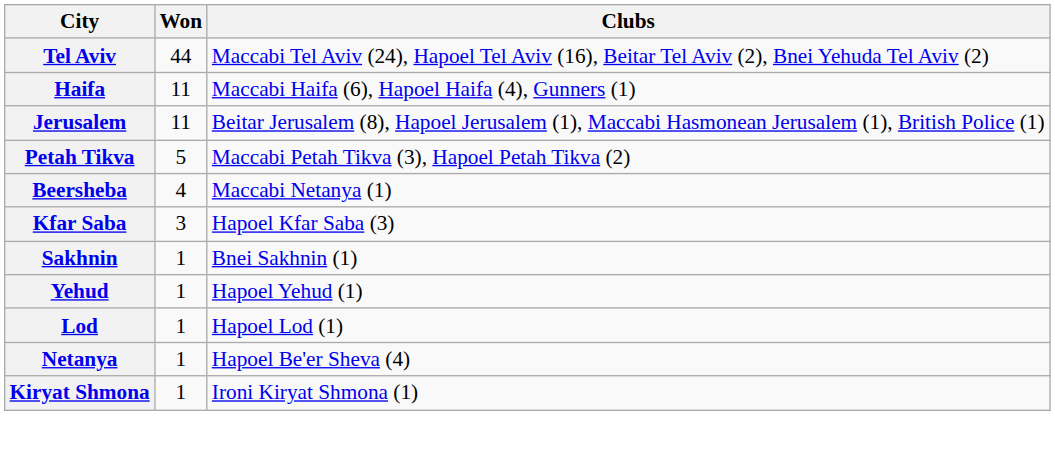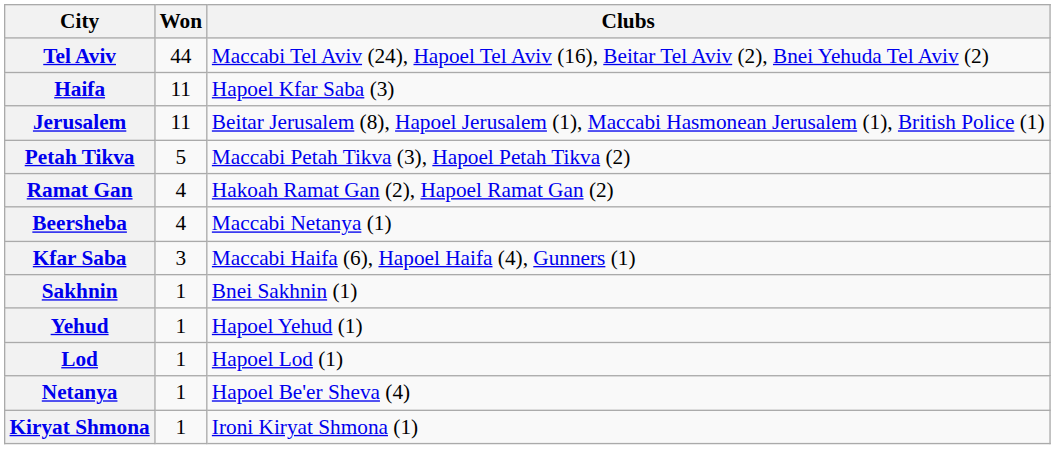(424, 88) Maccabi Haifa (6), Hapoel Haifa (4), Gunners (1) -> (303, 88) Hapoel Kfar Saba (3)
+ row: (80, 190)
(303, 223) Hapoel Kfar Saba (3) -> (424, 257) Maccabi Haifa (6), Hapoel Haifa (4), Gunners (1)
